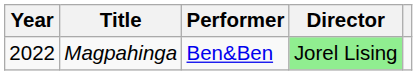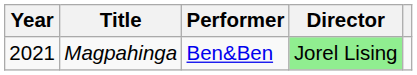(32, 53) 2022 -> (32, 53) 2021
